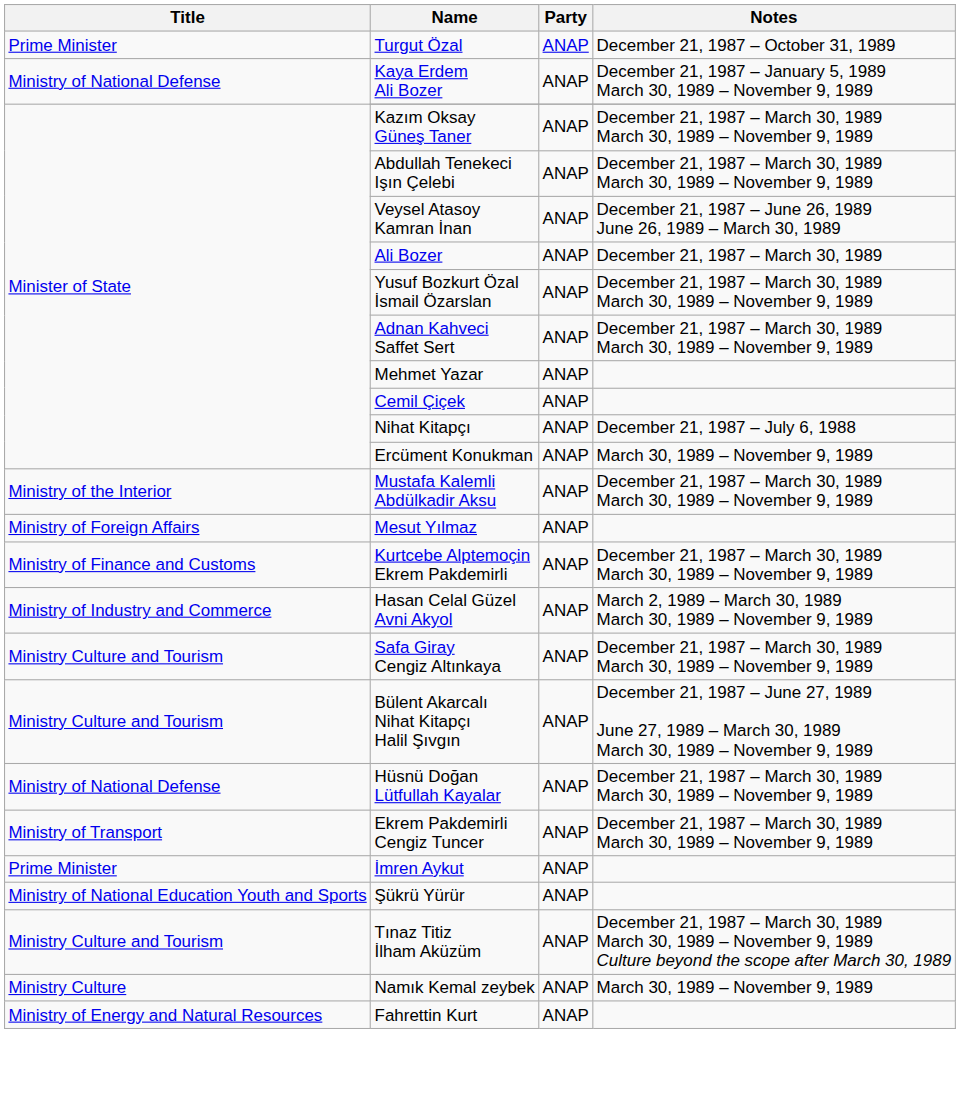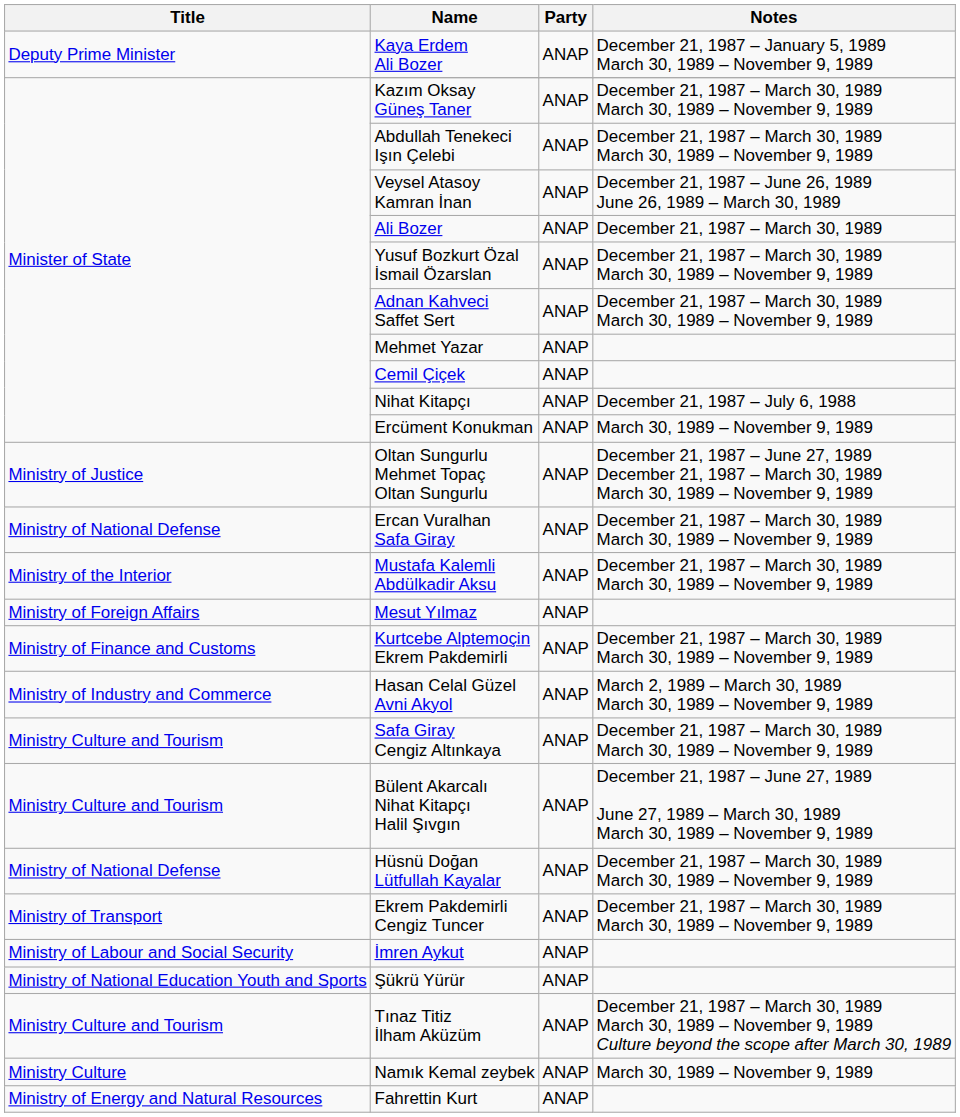- row: (419, 44)
(114, 81) Ministry of National Defense -> (92, 54) Deputy Prime Minister
+ row: (431, 474)
+ row: (433, 529)
(63, 868) Prime Minister -> (151, 953) Ministry of Labour and Social Security
